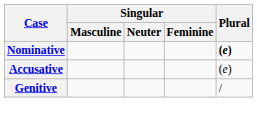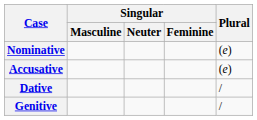(225, 50) bold -> (225, 50) normal
+ row: (36, 87)
